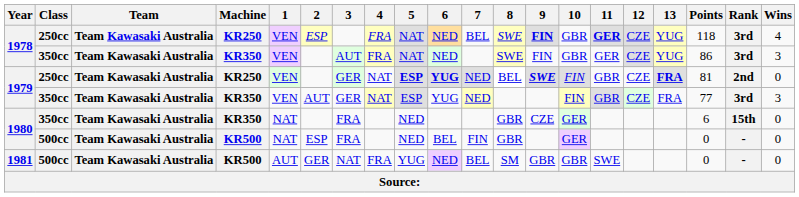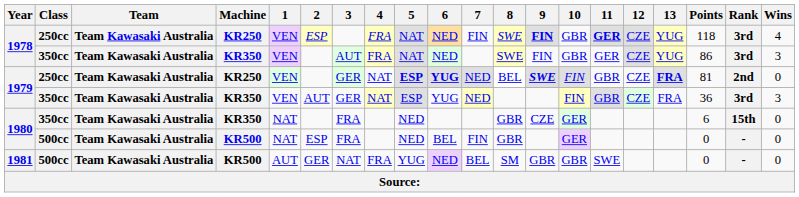(478, 35) BEL -> (478, 35) FIN
(706, 98) 77 -> (706, 98) 36
